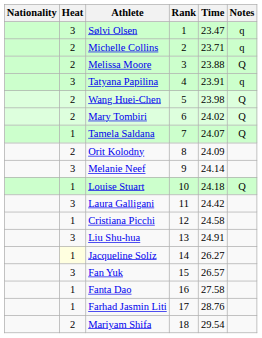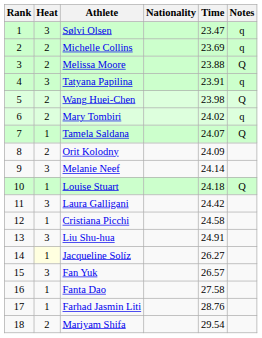columns swapped: (184, 13) <-> (32, 13)
(213, 47) 23.71 -> (213, 47) 23.69
(242, 117) Q -> (242, 117) q
